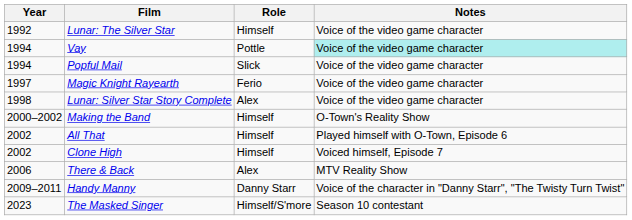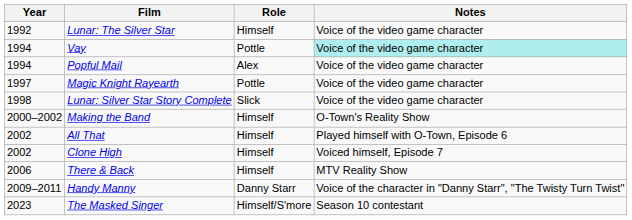(248, 65) Slick -> (248, 65) Alex
(249, 83) Ferio -> (251, 83) Pottle
(248, 100) Alex -> (248, 100) Slick
(248, 170) Alex -> (255, 170) Himself
